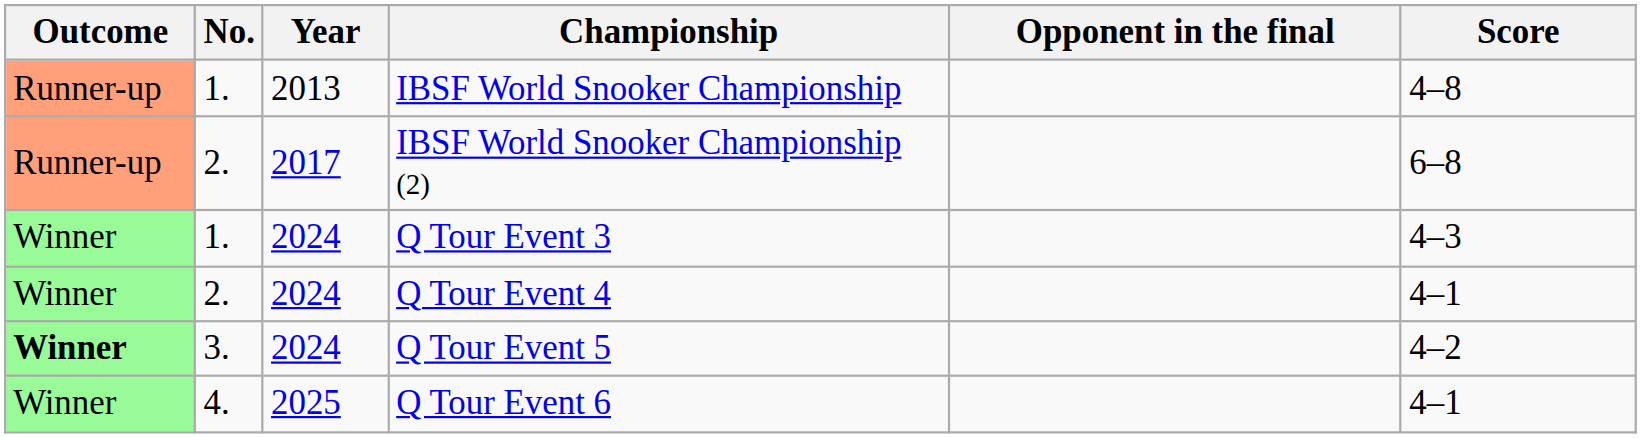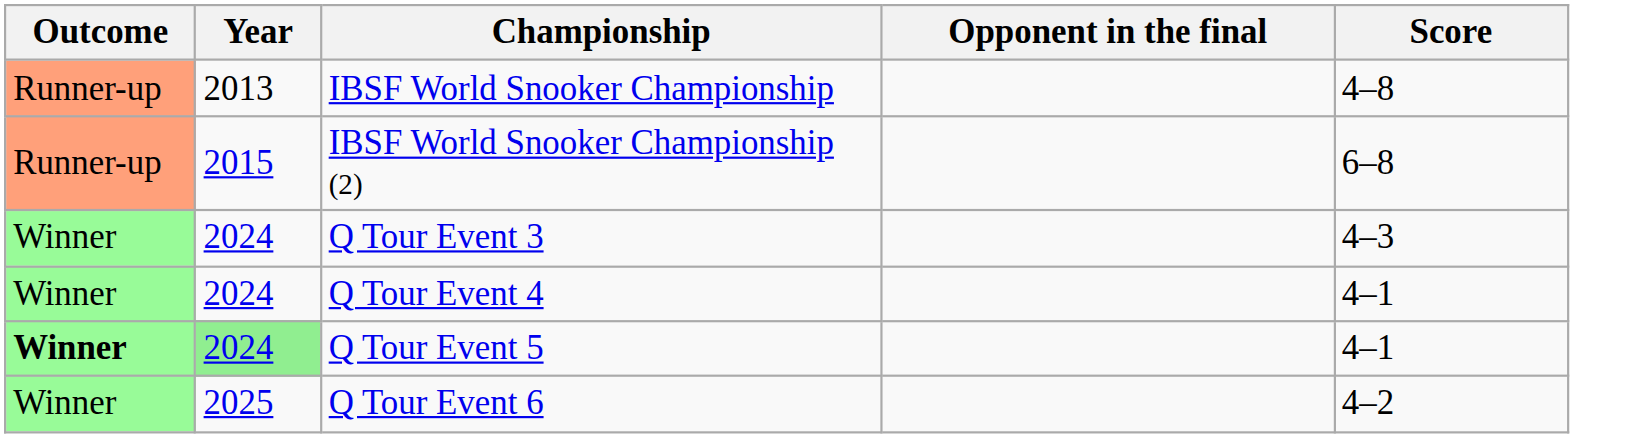- column: (229, 32)
(306, 162) 2017 -> (238, 162) 2015
(306, 347) no background -> (238, 347) lightgreen background
(1435, 347) 4–2 -> (1368, 347) 4–1
(1435, 403) 4–1 -> (1368, 403) 4–2
